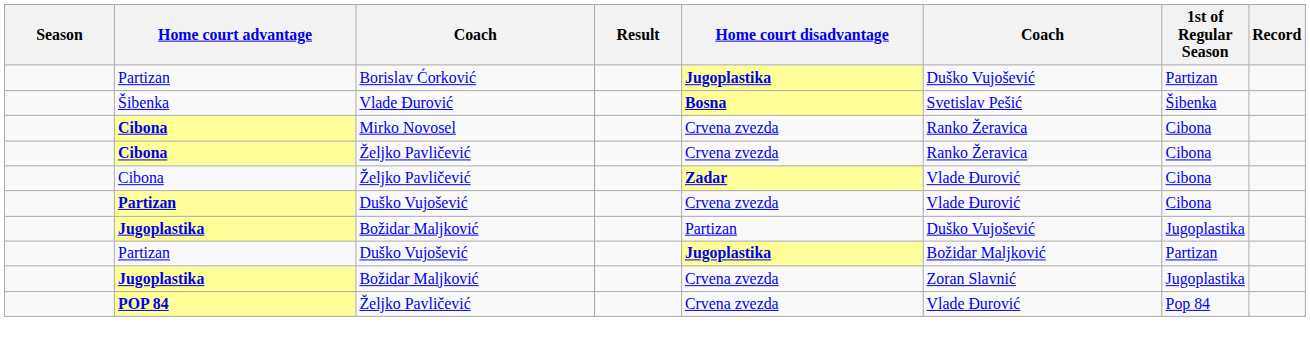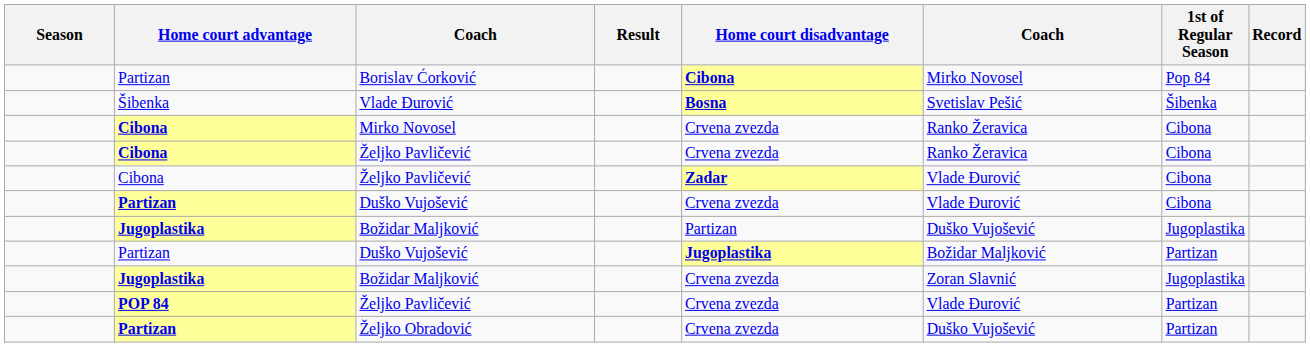(728, 77) Jugoplastika -> (710, 77) Cibona
(981, 77) Duško Vujošević -> (975, 77) Mirko Novosel
(1192, 77) Partizan -> (1188, 77) Pop 84
(1188, 303) Pop 84 -> (1192, 303) Partizan
+ row: (147, 329)
